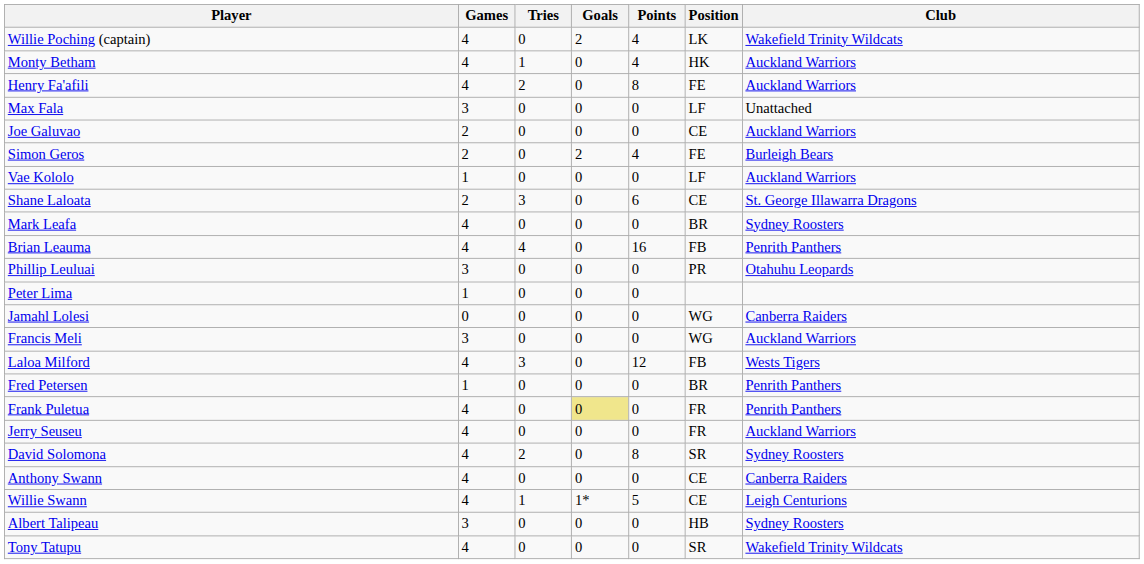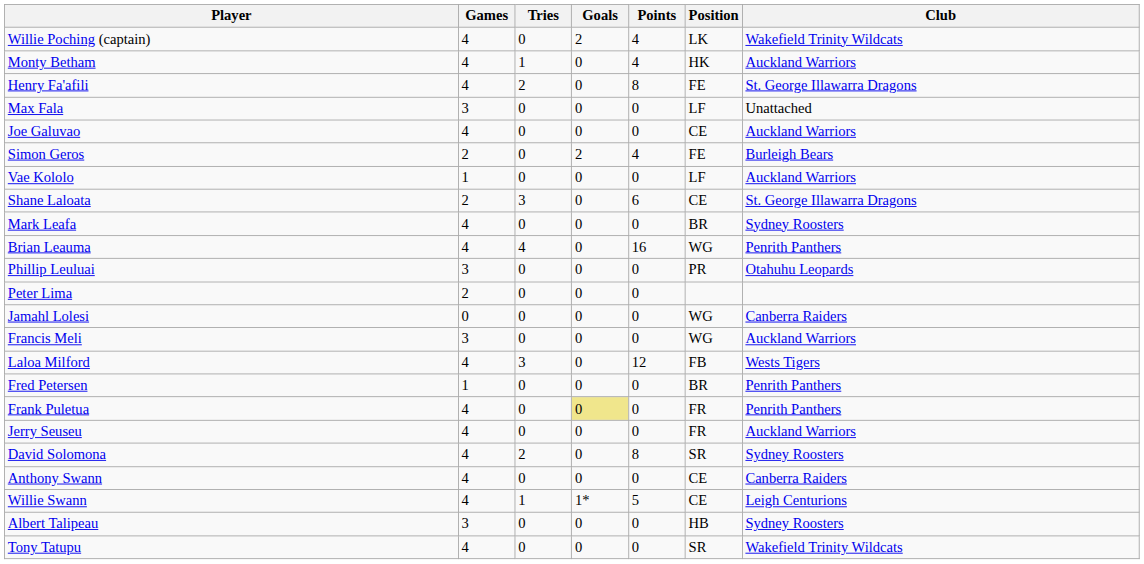(801, 85) Auckland Warriors -> (831, 85) St. George Illawarra Dragons
(465, 131) 2 -> (465, 131) 4
(697, 246) FB -> (701, 246) WG
(465, 293) 1 -> (465, 293) 2
